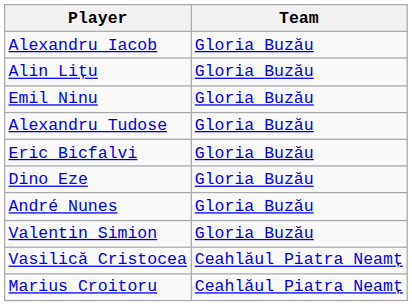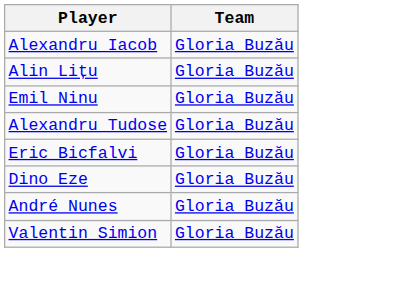- row: (98, 260)
- row: (83, 287)
